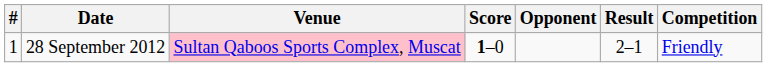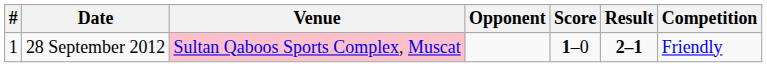columns swapped: (558, 18) <-> (490, 18)
(629, 47) normal -> (629, 47) bold
